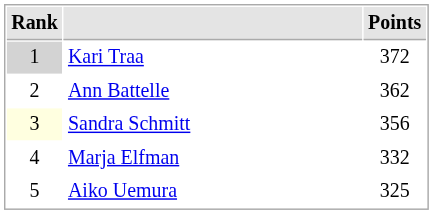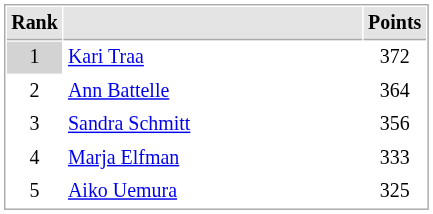(395, 90) 362 -> (395, 90) 364
(35, 124) lightyellow background -> (35, 124) no background
(395, 157) 332 -> (395, 157) 333
